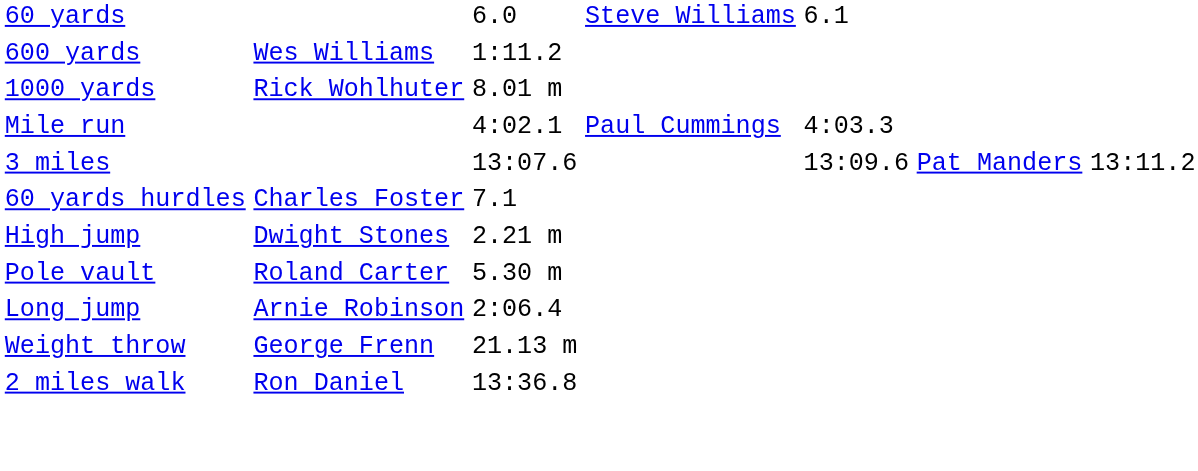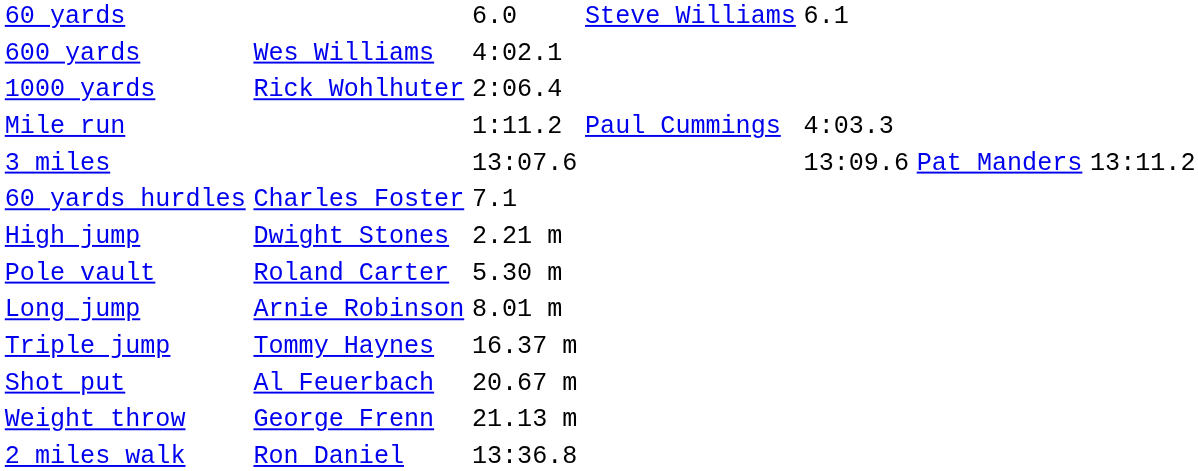(517, 53) 1:11.2 -> (517, 53) 4:02.1
(517, 90) 8.01 m -> (517, 90) 2:06.4
(517, 126) 4:02.1 -> (517, 126) 1:11.2
(517, 310) 2:06.4 -> (517, 310) 8.01 m
+ row: (88, 346)
+ row: (65, 383)
